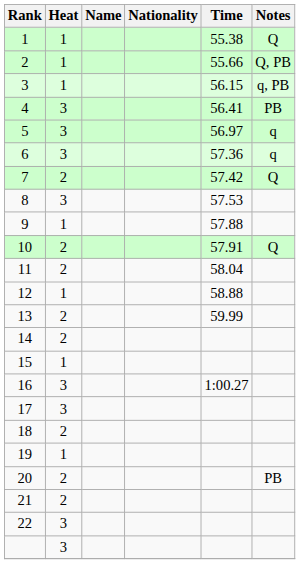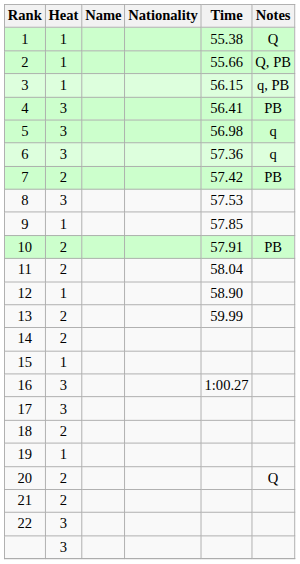(227, 131) 56.97 -> (227, 131) 56.98
(273, 177) Q -> (273, 177) PB
(227, 223) 57.88 -> (227, 223) 57.85
(273, 246) Q -> (273, 246) PB
(227, 293) 58.88 -> (227, 293) 58.90
(273, 477) PB -> (273, 477) Q
